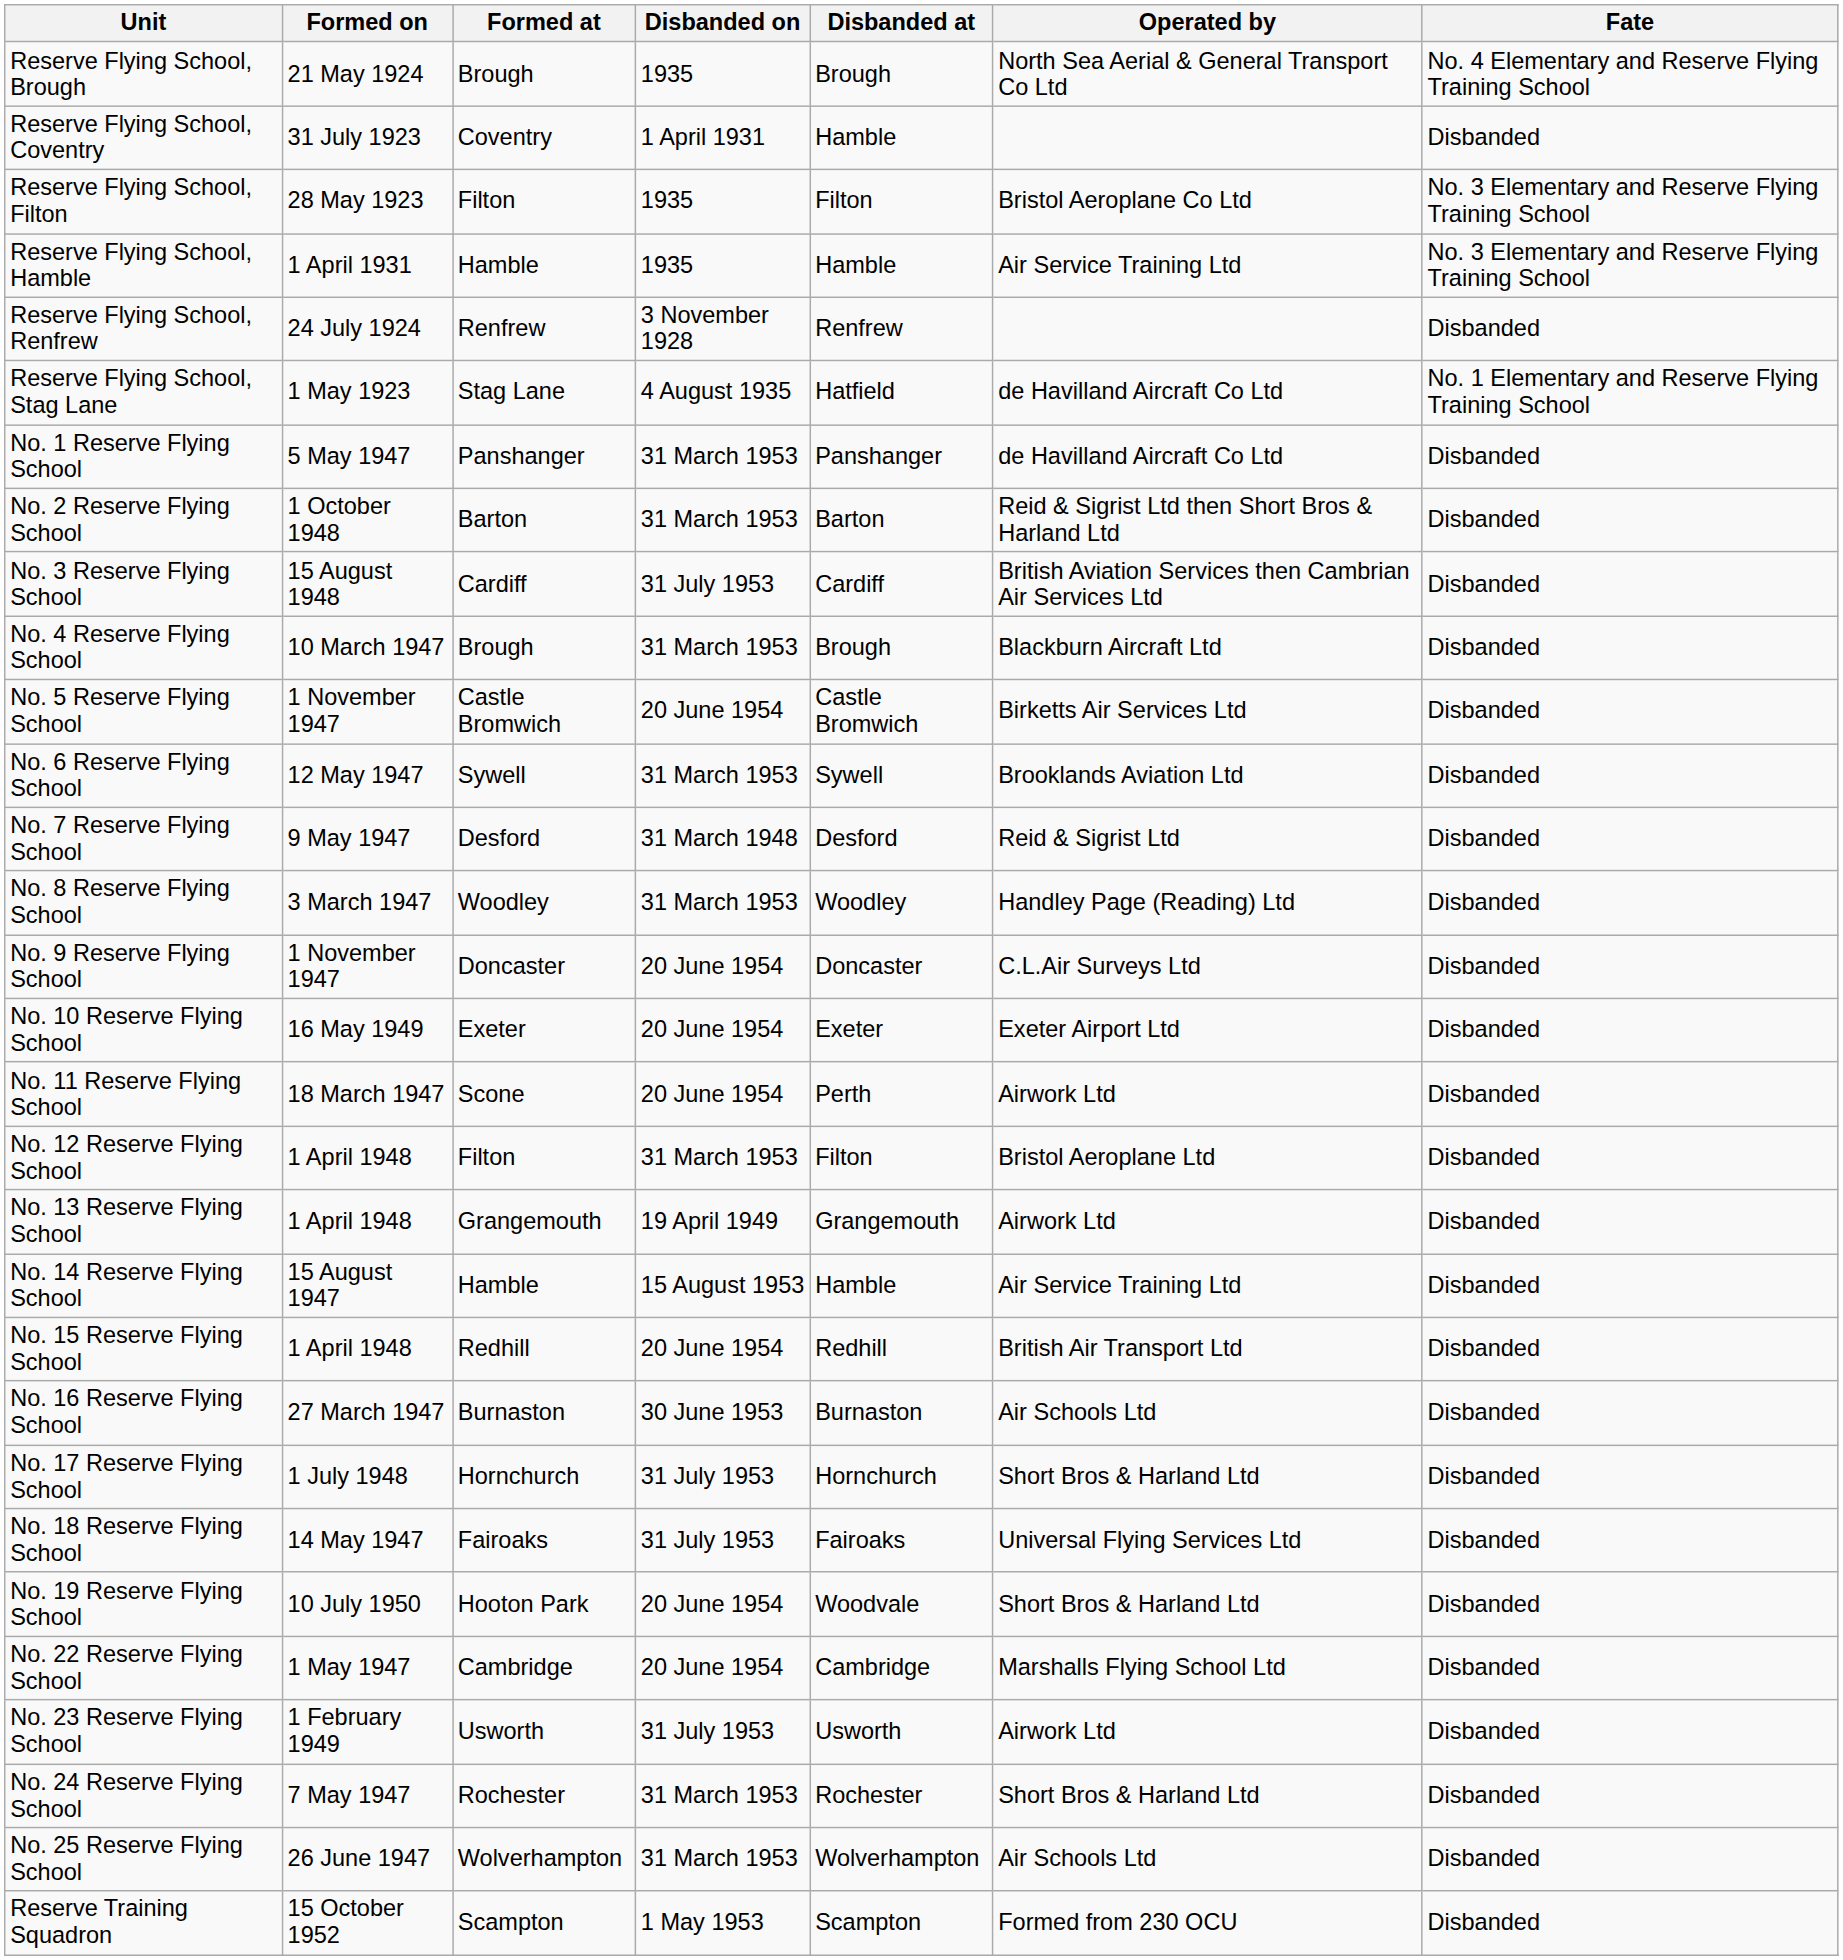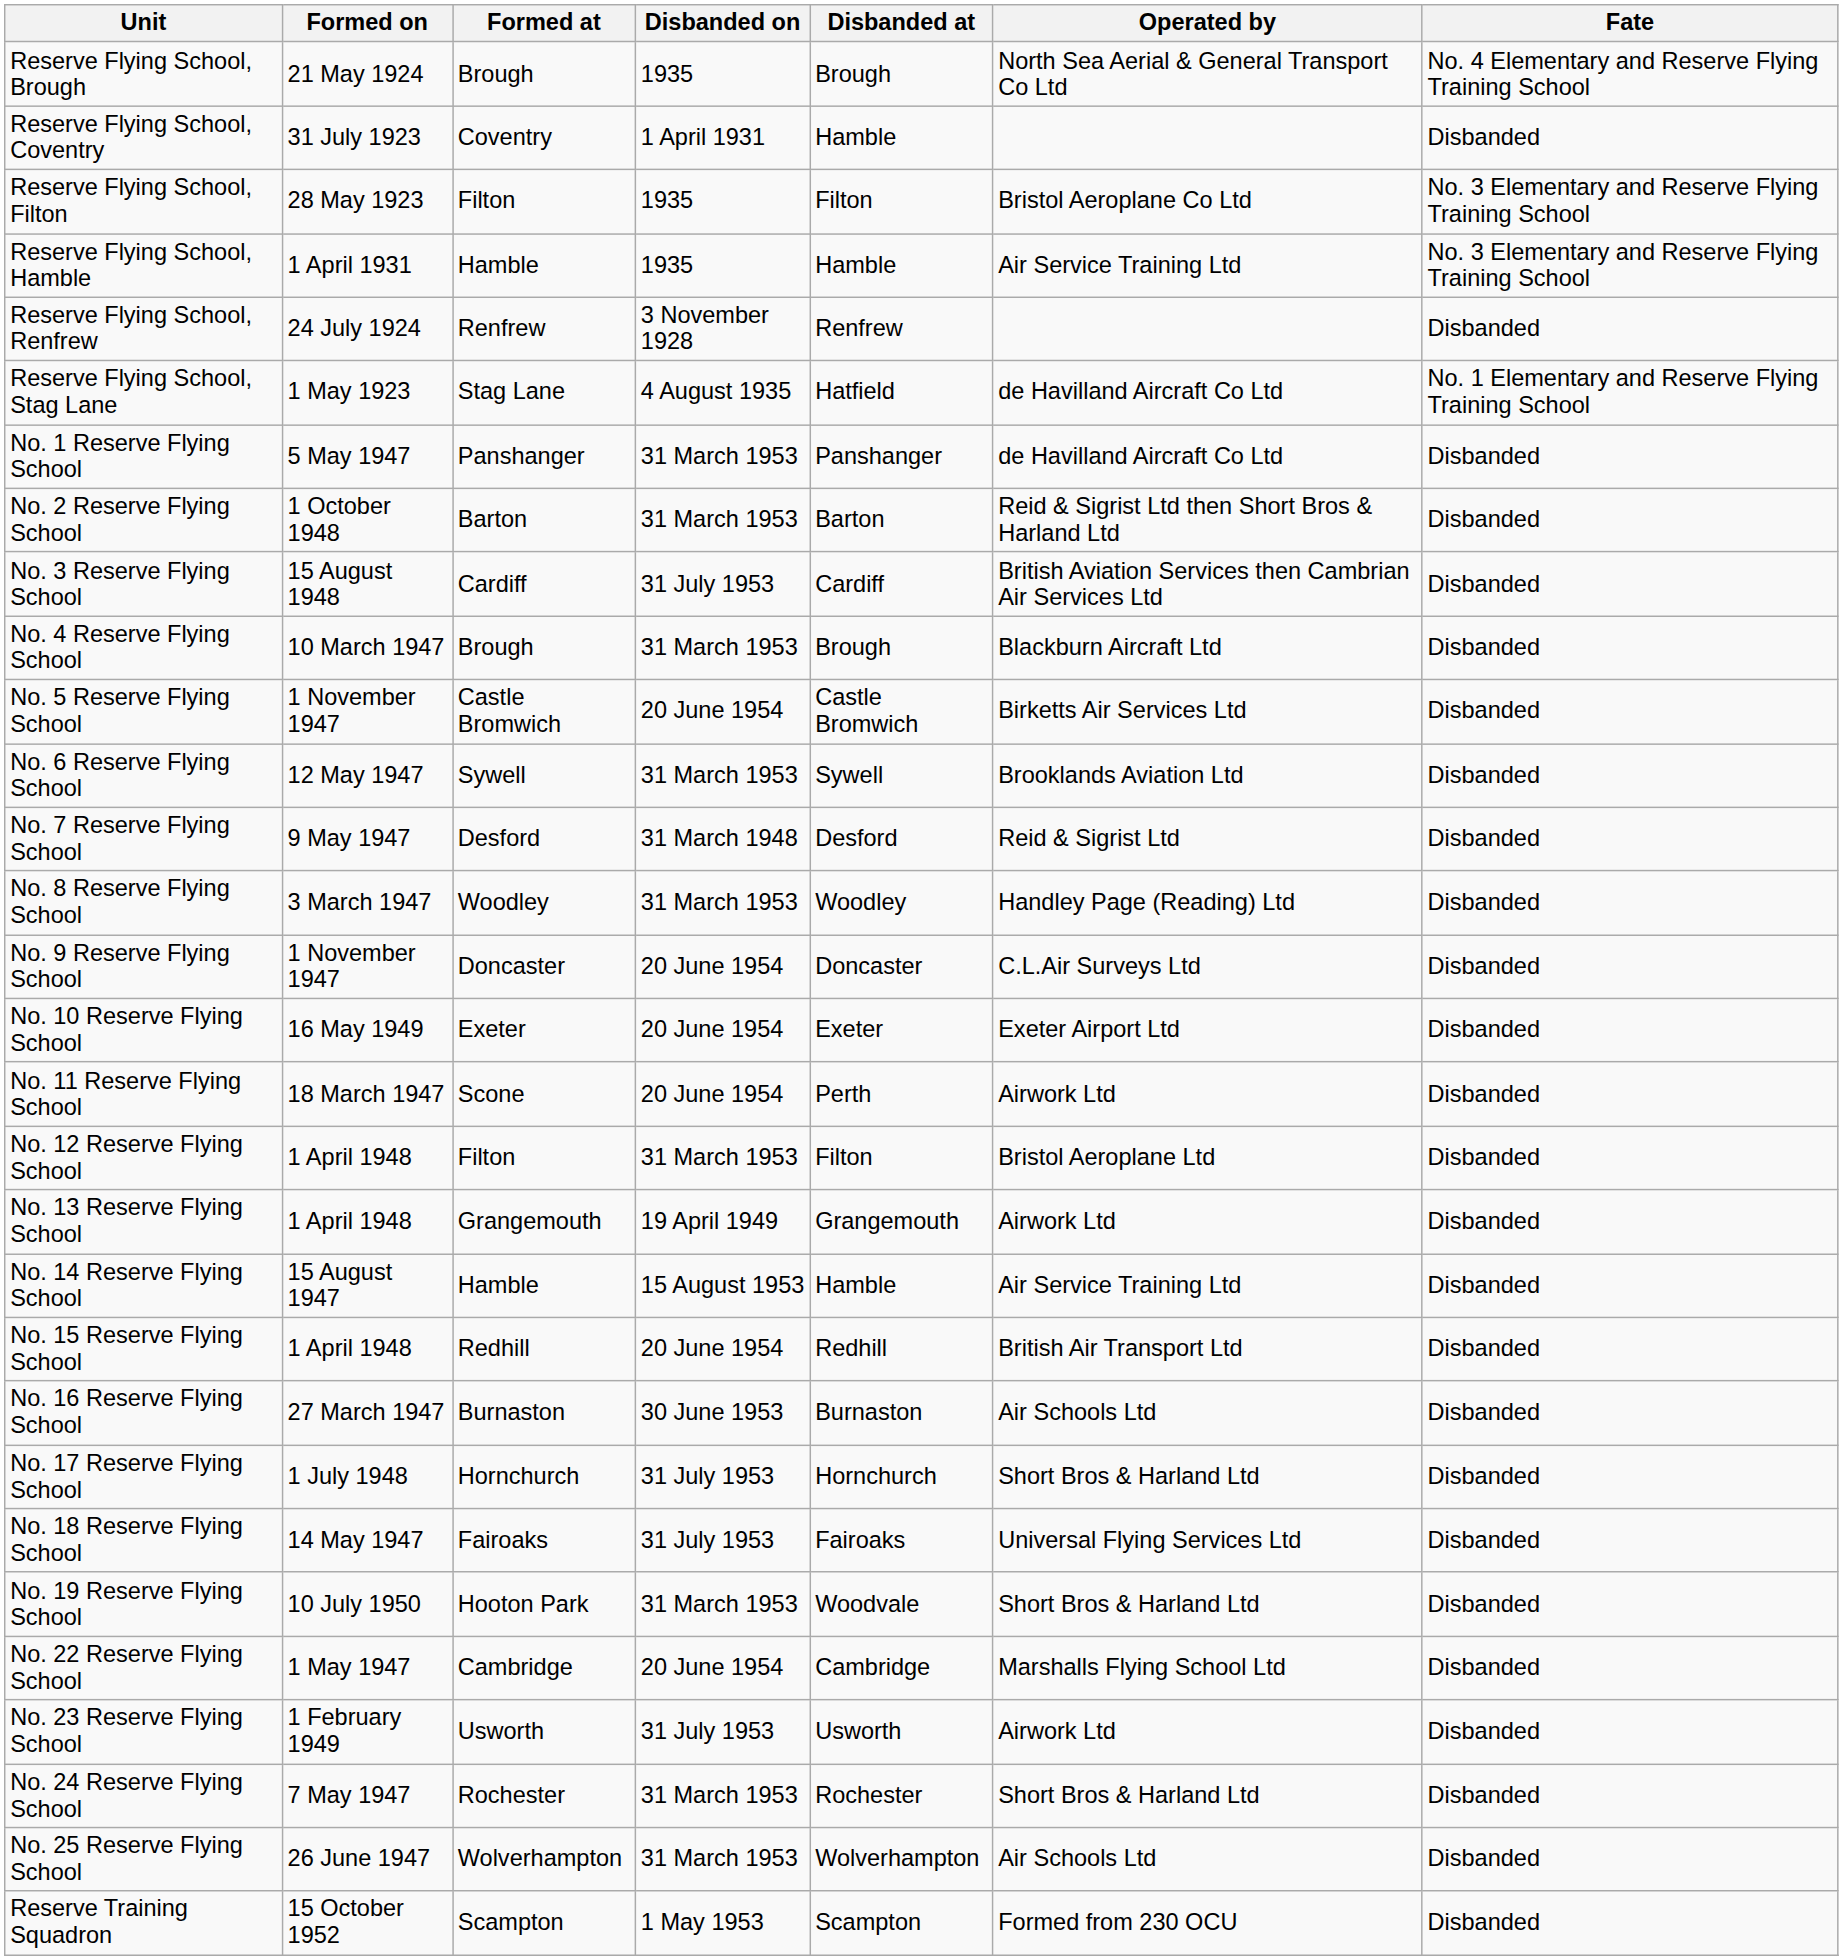(712, 1603) 20 June 1954 -> (719, 1603) 31 March 1953
